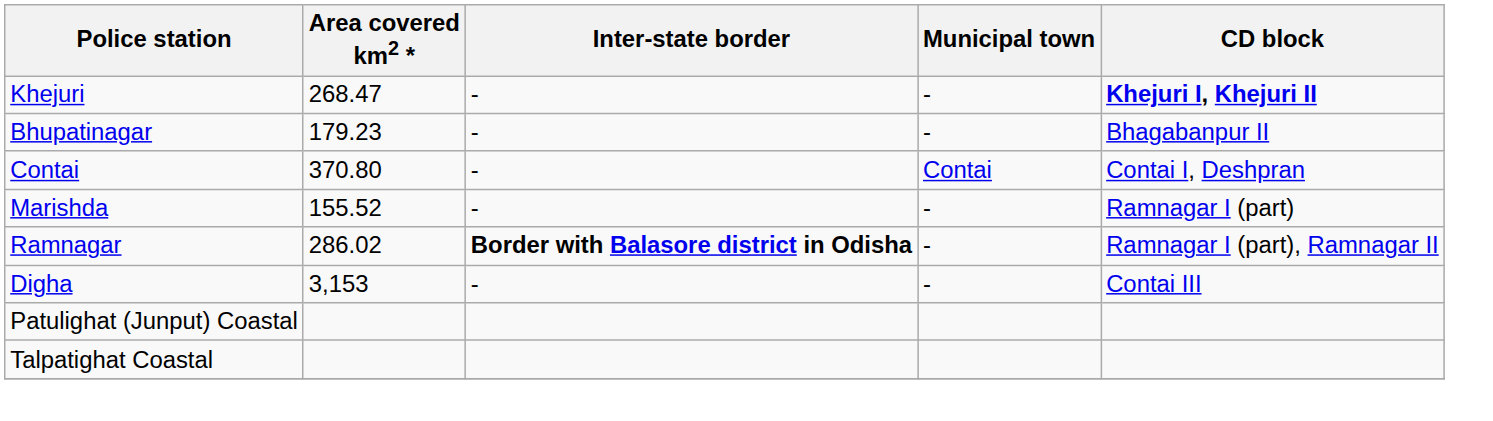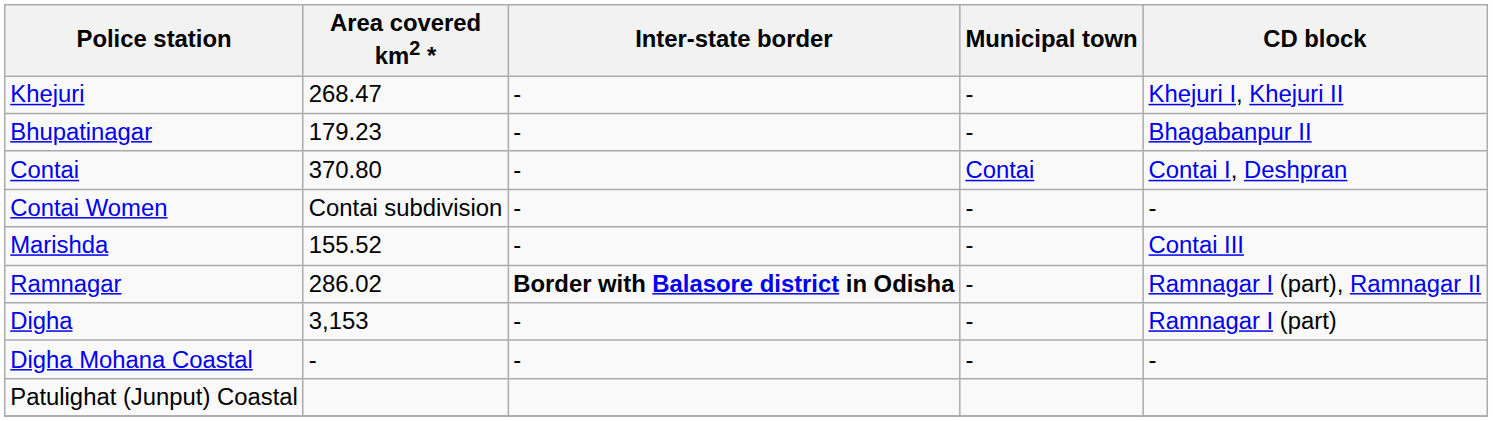(1211, 94) bold -> (1246, 94) normal
+ row: (89, 207)
(1200, 207) Ramnagar I (part) -> (1196, 245) Contai III
(1154, 283) Contai III -> (1243, 321) Ramnagar I (part)
+ row: (131, 359)
- row: (112, 359)
